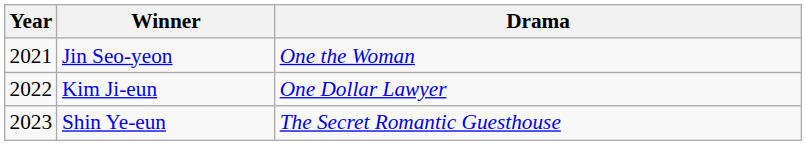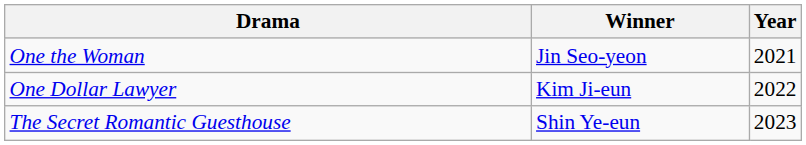columns swapped: (31, 21) <-> (538, 21)
